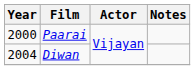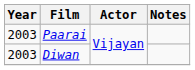(22, 34) 2000 -> (22, 34) 2003
(22, 54) 2004 -> (22, 54) 2003
